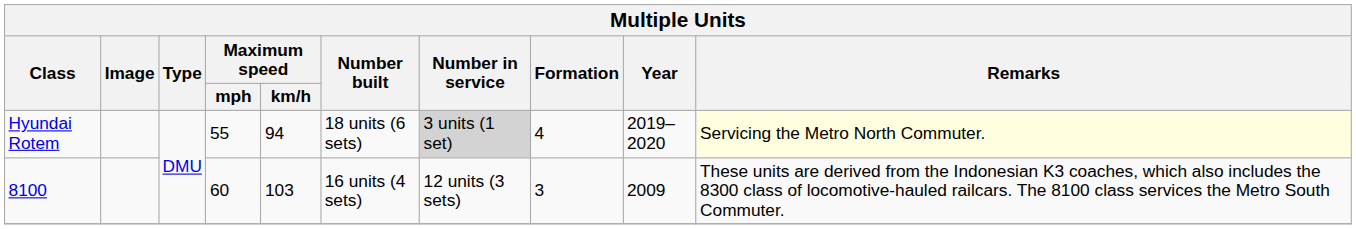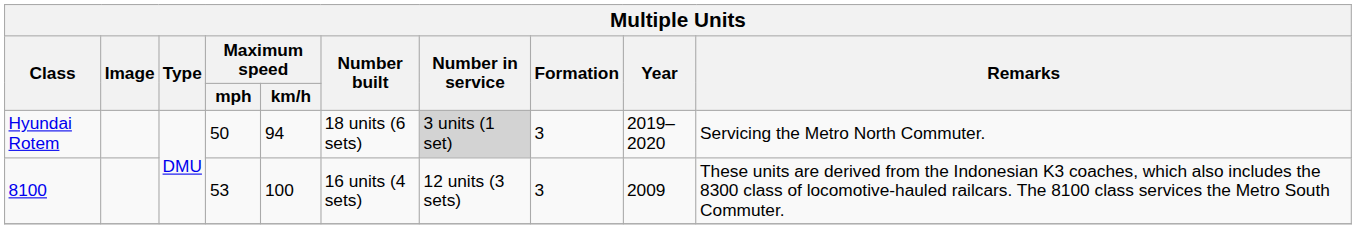(220, 133) 55 -> (220, 133) 50
(539, 133) 4 -> (539, 133) 3
(843, 133) lightyellow background -> (843, 133) no background
(220, 190) 60 -> (220, 190) 53
(279, 190) 103 -> (279, 190) 100
